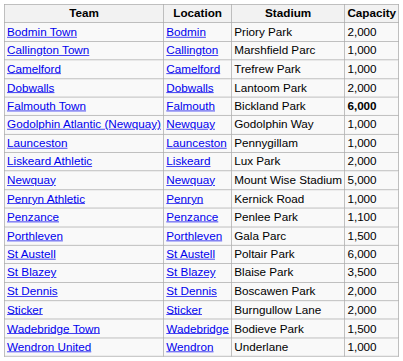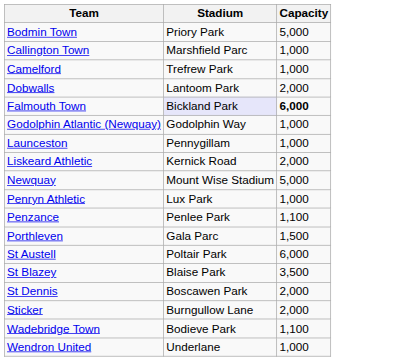- column: (198, 13)
(362, 32) 2,000 -> (294, 32) 5,000
(270, 106) no background -> (202, 106) lavender background
(257, 161) Lux Park -> (201, 161) Kernick Road
(269, 198) Kernick Road -> (189, 198) Lux Park
(362, 328) 1,500 -> (294, 328) 1,100
